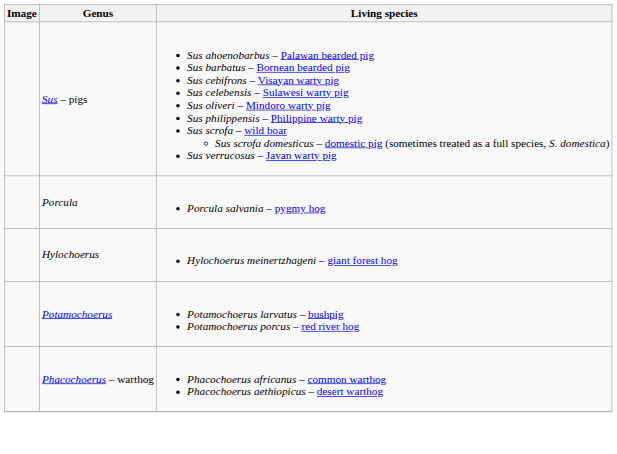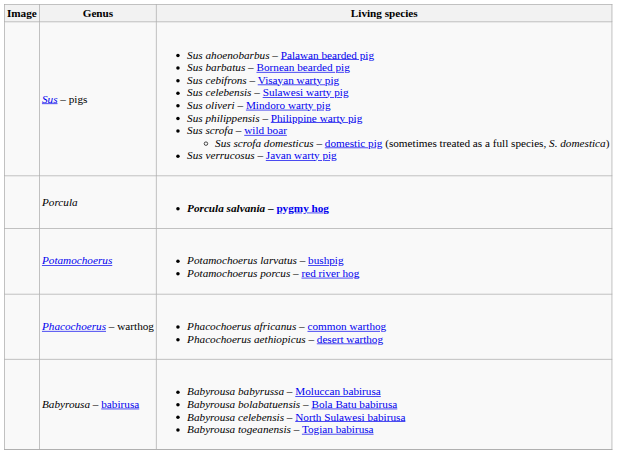(384, 208) normal -> (384, 208) bold
- row: (71, 254)
+ row: (91, 404)
